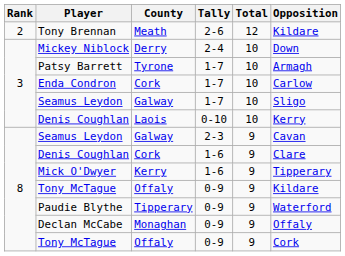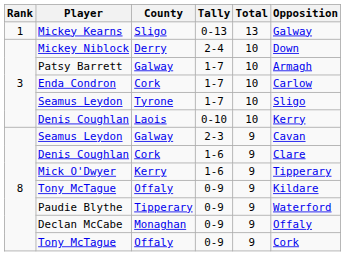+ row: (80, 31)
- row: (77, 31)
(154, 66) Tyrone -> (154, 66) Galway
(154, 101) Galway -> (154, 101) Tyrone
